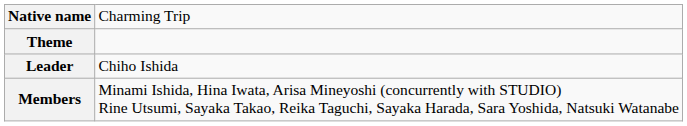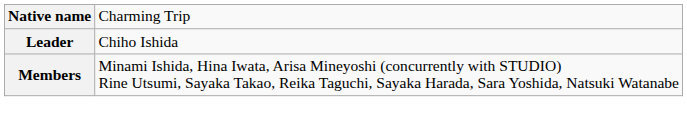- row: (50, 41)
